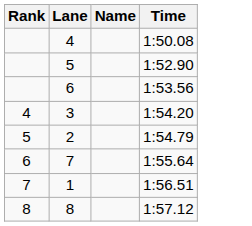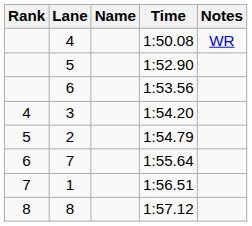+ column: (222, 16)
